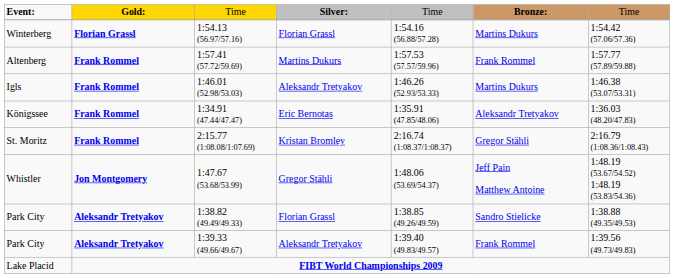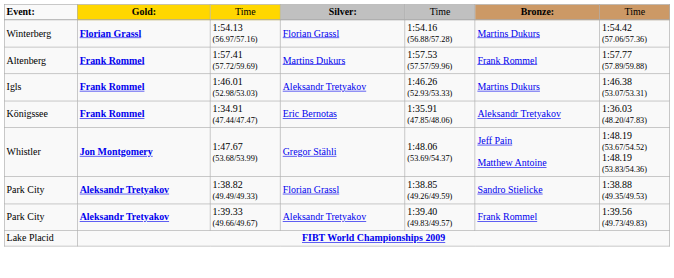- row: (226, 141)
